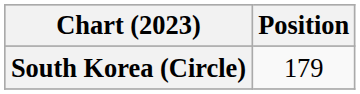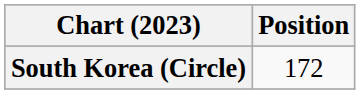(304, 67) 179 -> (304, 67) 172
